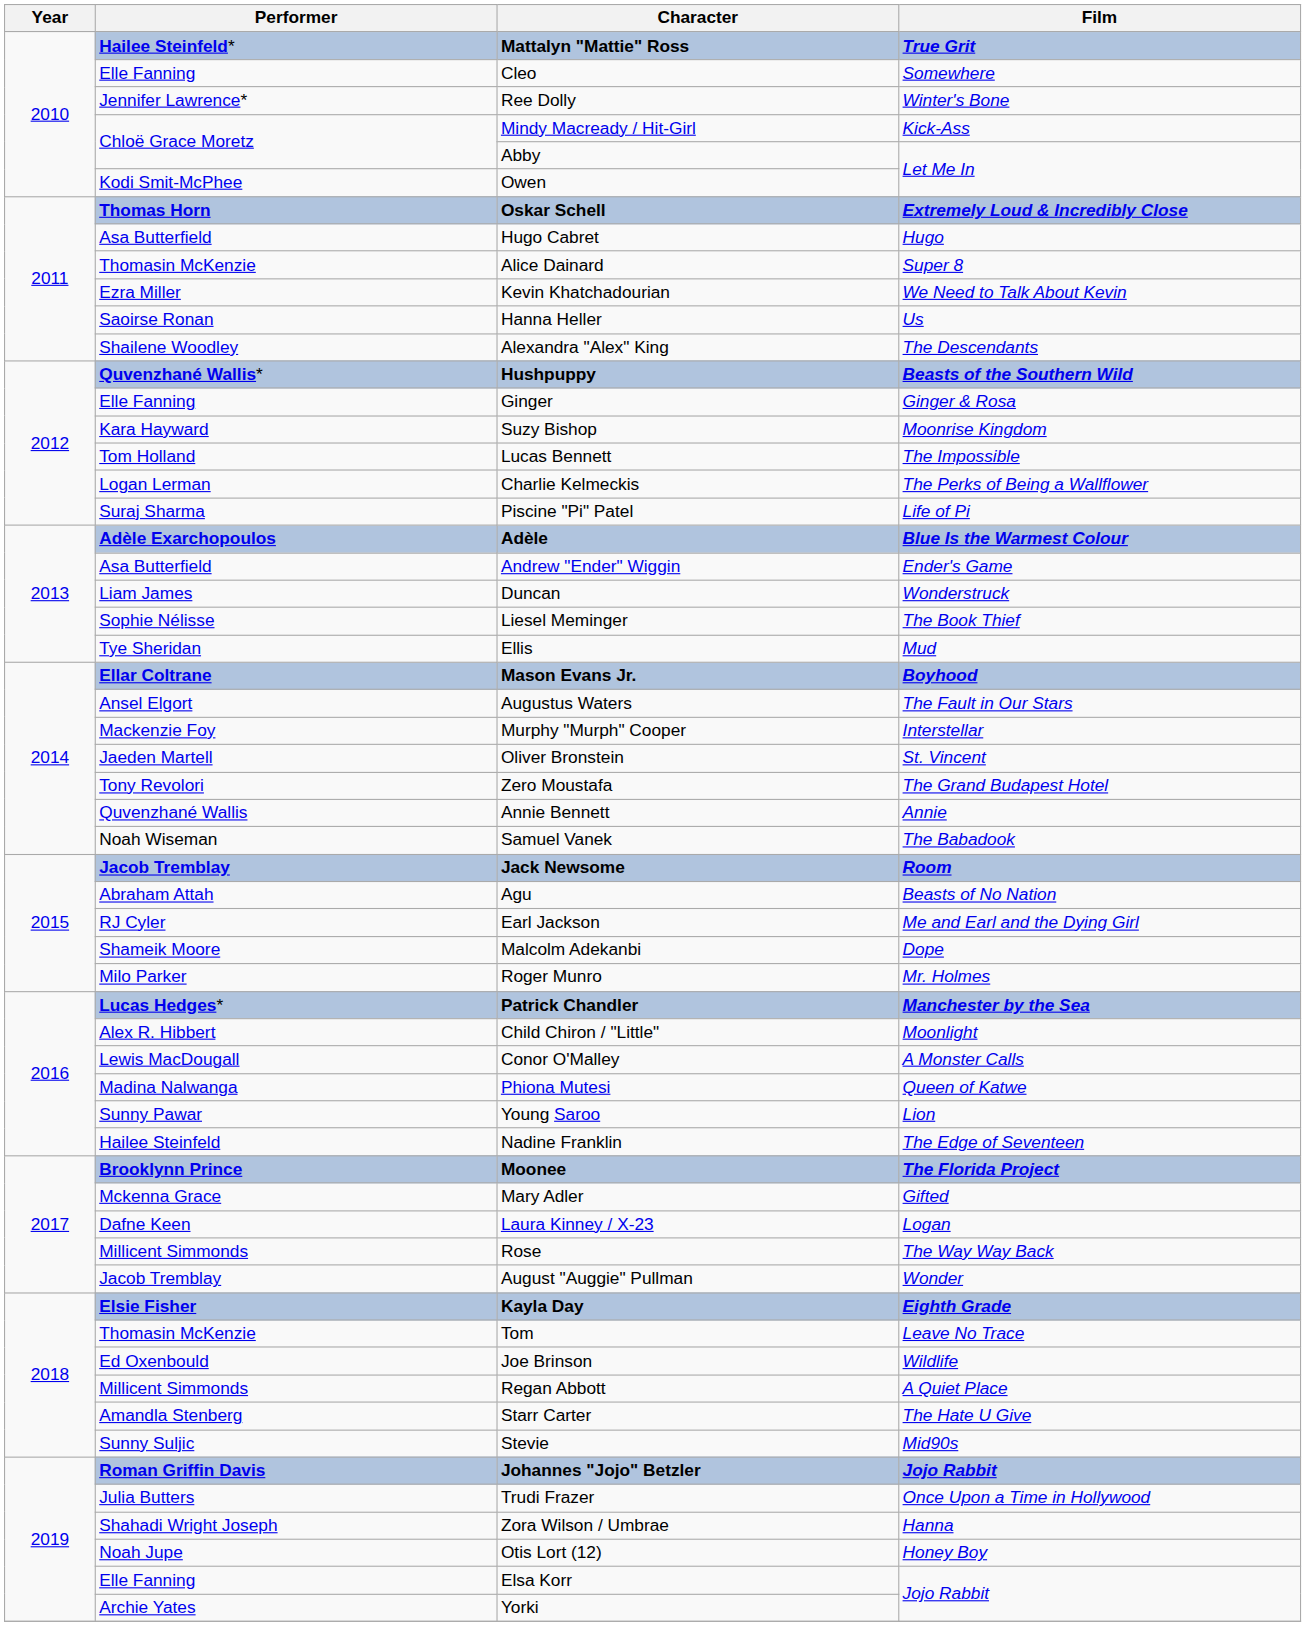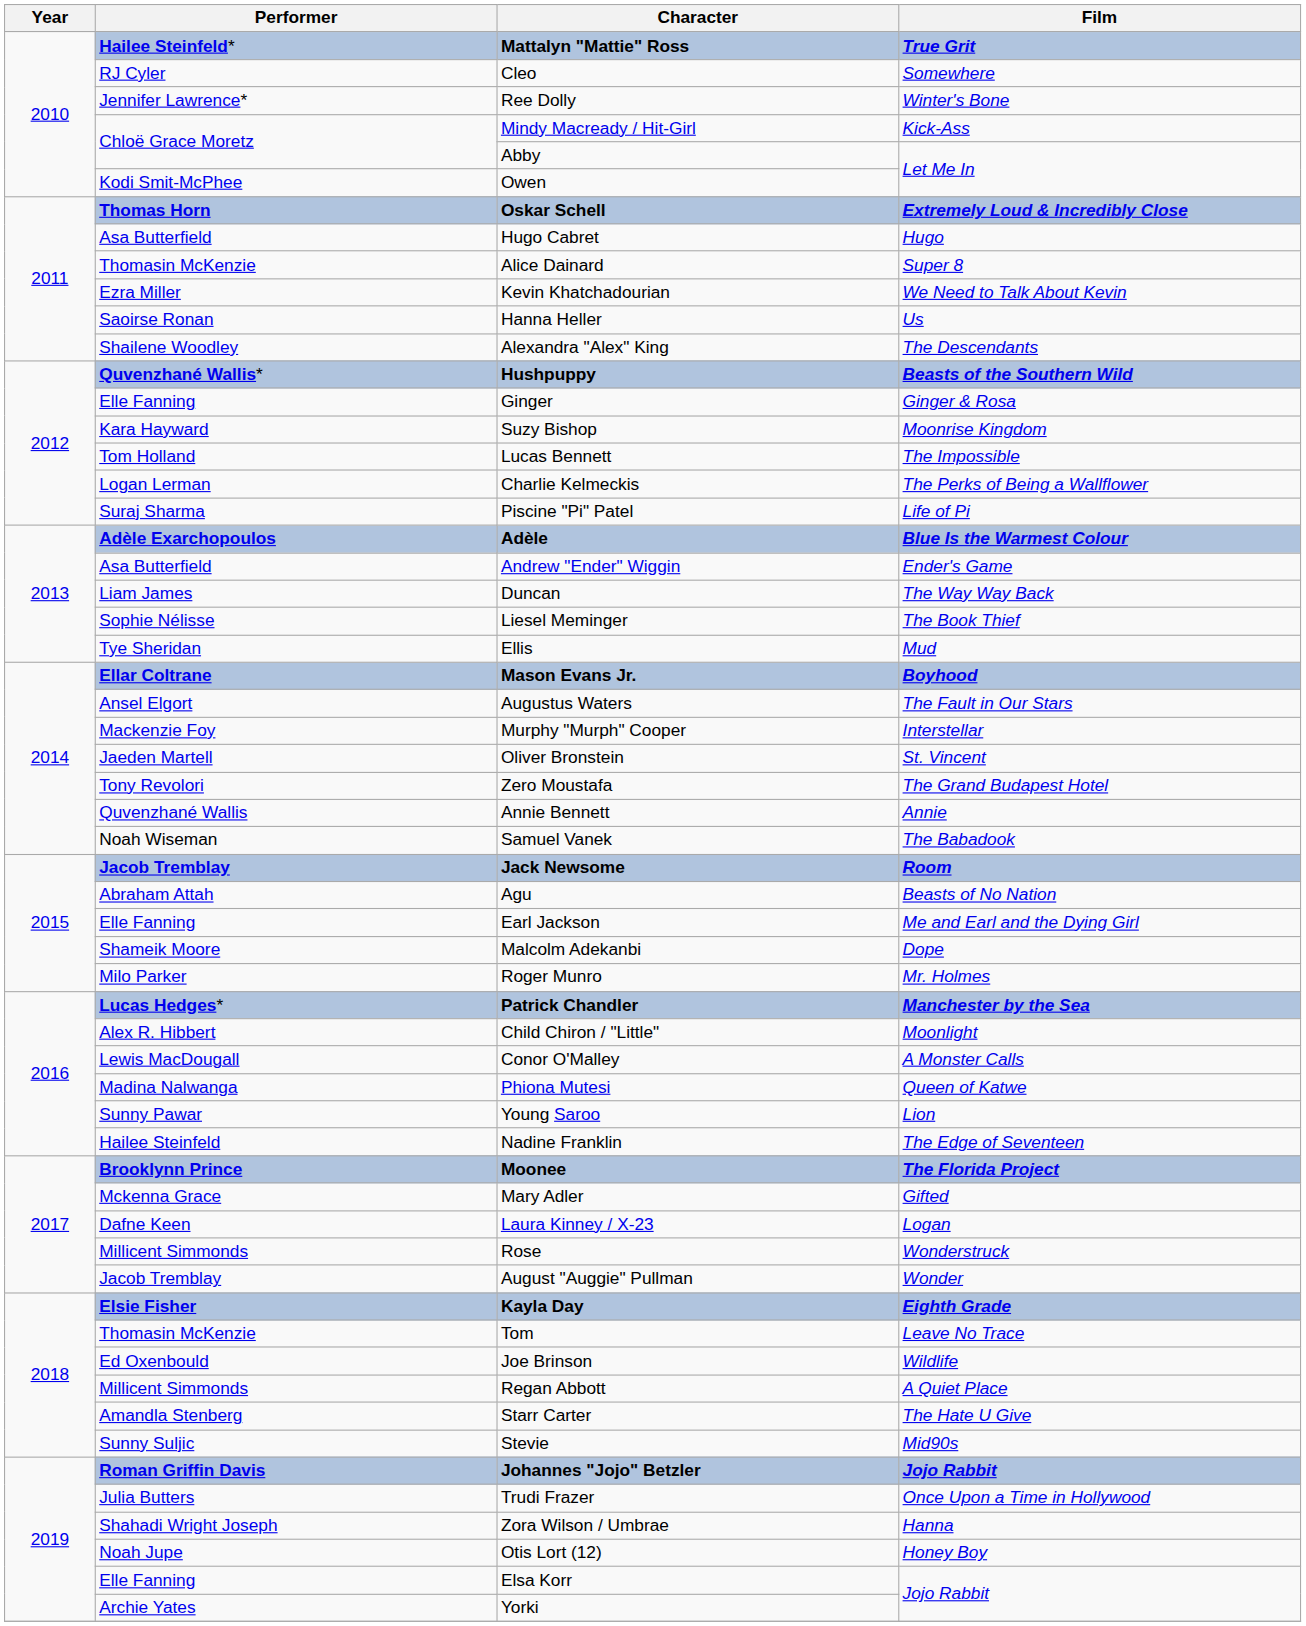(147, 73) Elle Fanning -> (132, 73) RJ Cyler
(956, 593) Wonderstruck -> (978, 593) The Way Way Back
(132, 922) RJ Cyler -> (147, 922) Elle Fanning
(978, 1251) The Way Way Back -> (956, 1251) Wonderstruck
